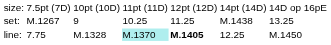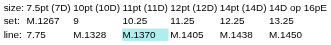(236, 21) M.1438 -> (232, 21) 12.25
(187, 34) bold -> (187, 34) normal
(232, 34) 12.25 -> (236, 34) M.1438
